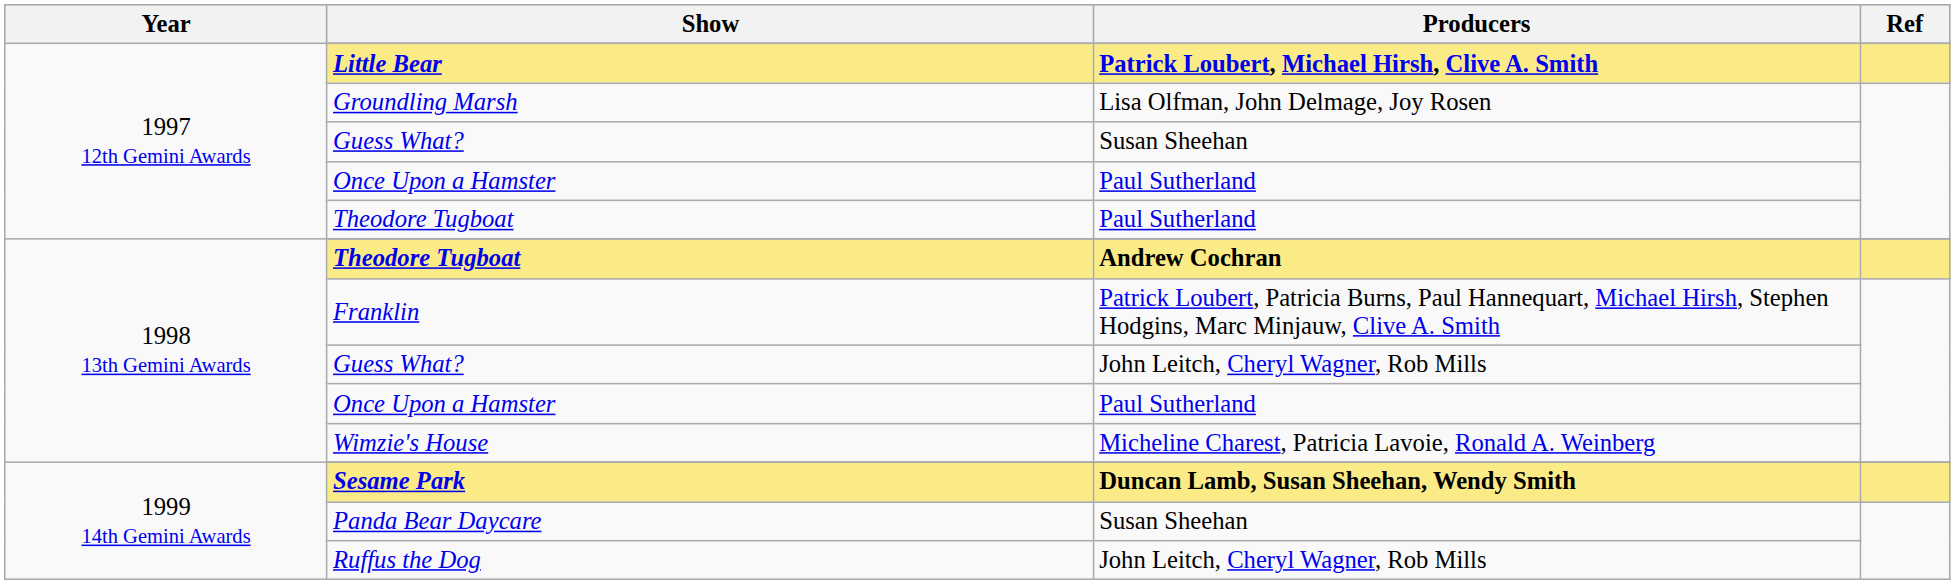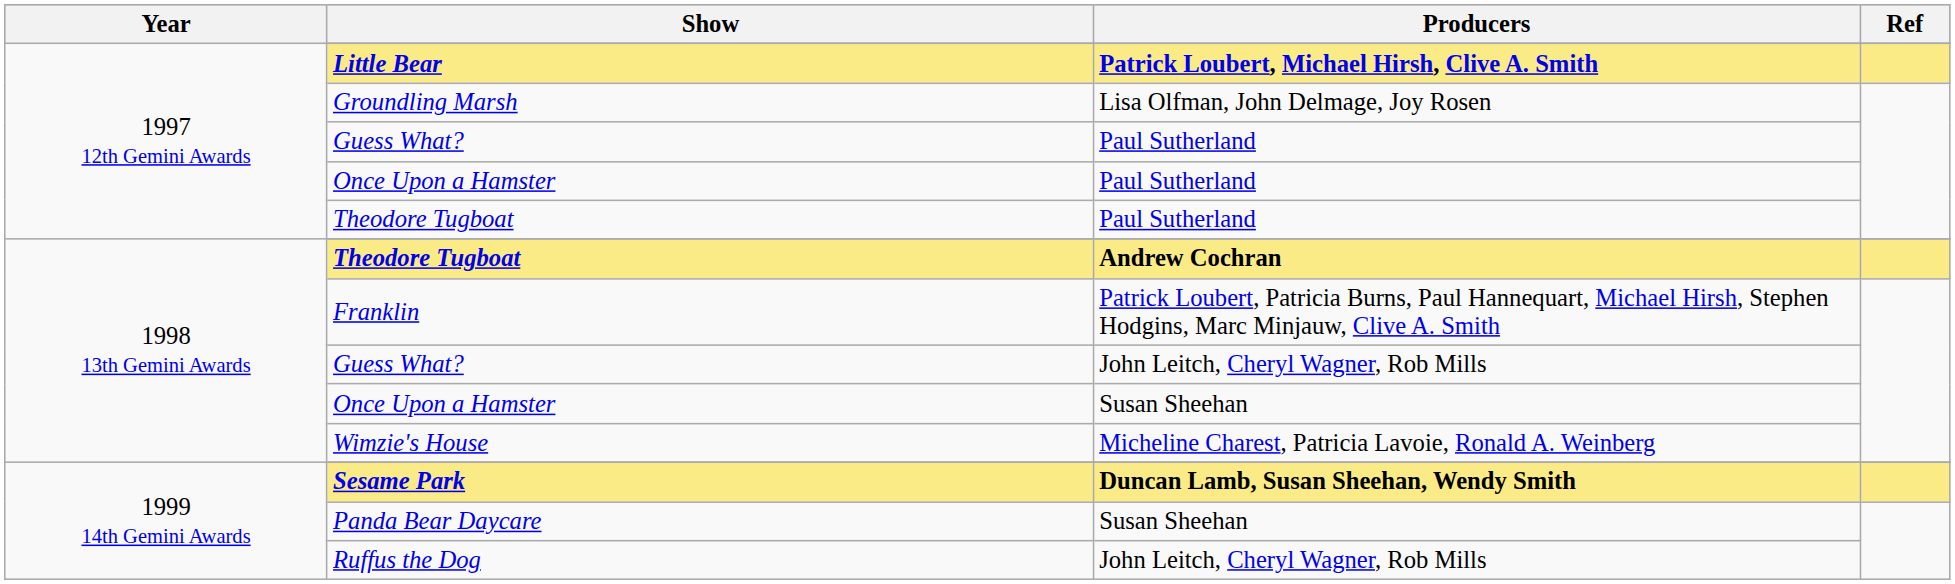(1173, 141) Susan Sheehan -> (1178, 141) Paul Sutherland
(1178, 403) Paul Sutherland -> (1173, 403) Susan Sheehan
